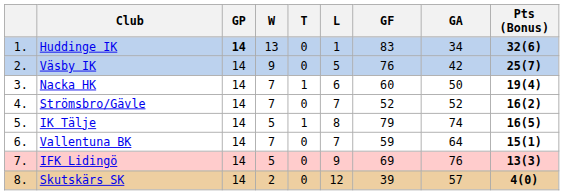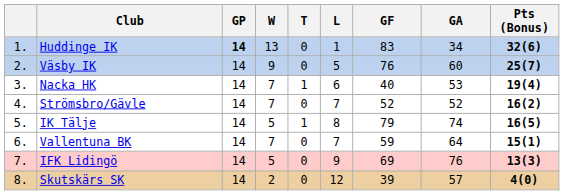(456, 66) 42 -> (456, 66) 60
(387, 85) 60 -> (387, 85) 40
(456, 85) 50 -> (456, 85) 53
